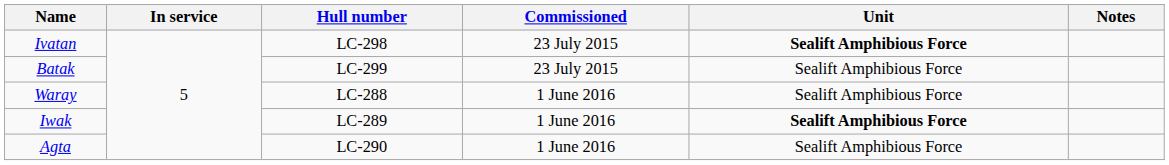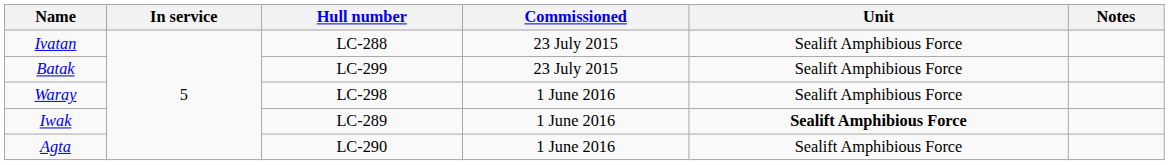(362, 43) LC-298 -> (362, 43) LC-288
(878, 43) bold -> (878, 43) normal
(362, 95) LC-288 -> (362, 95) LC-298
